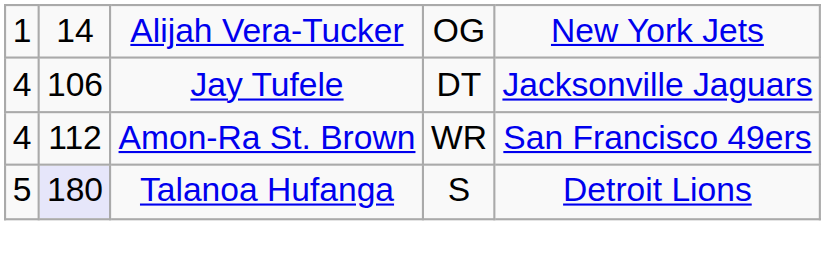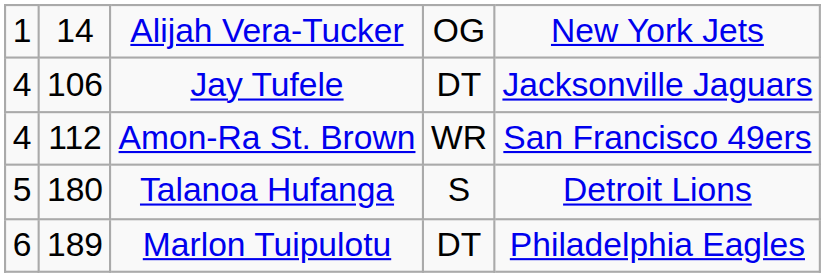(75, 191) lavender background -> (75, 191) no background
+ row: (267, 244)
